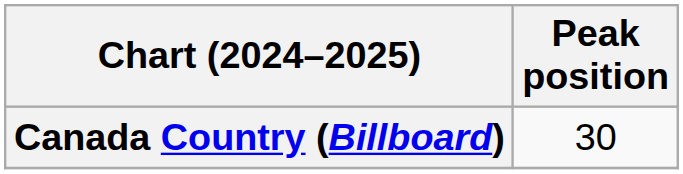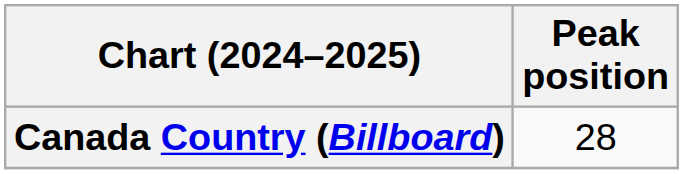(596, 136) 30 -> (596, 136) 28
